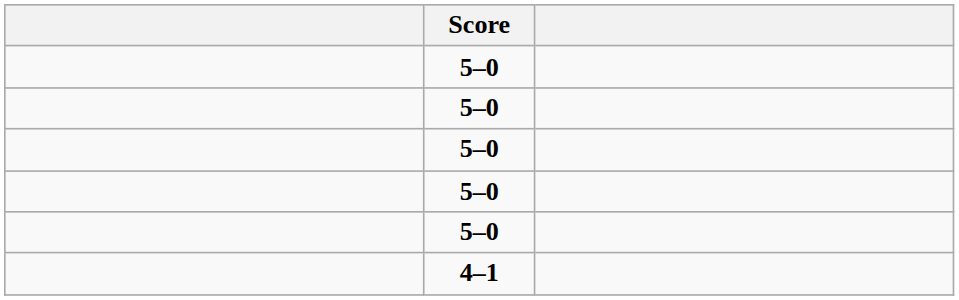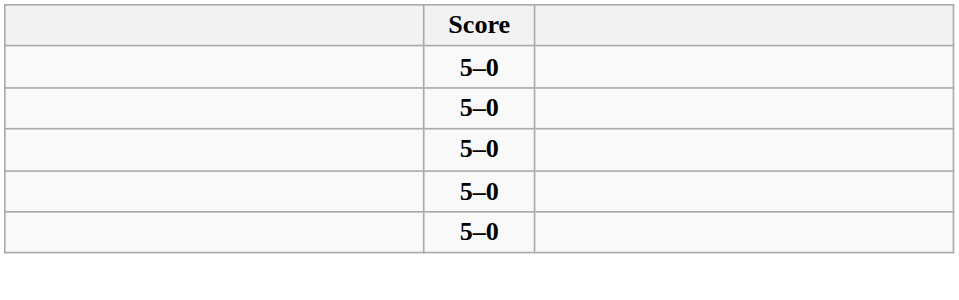- row: (215, 274)
